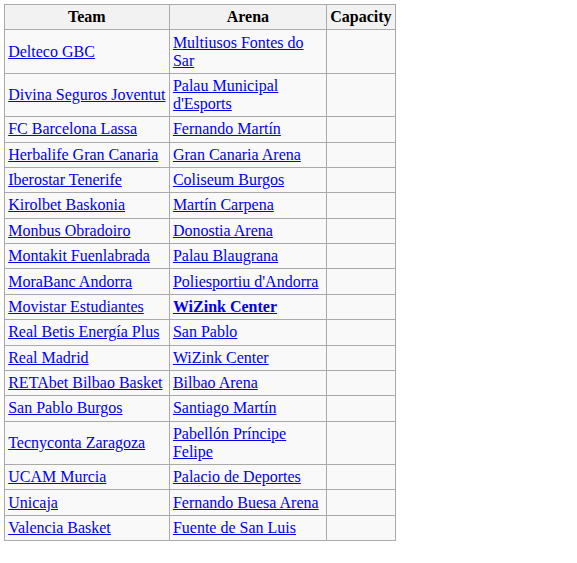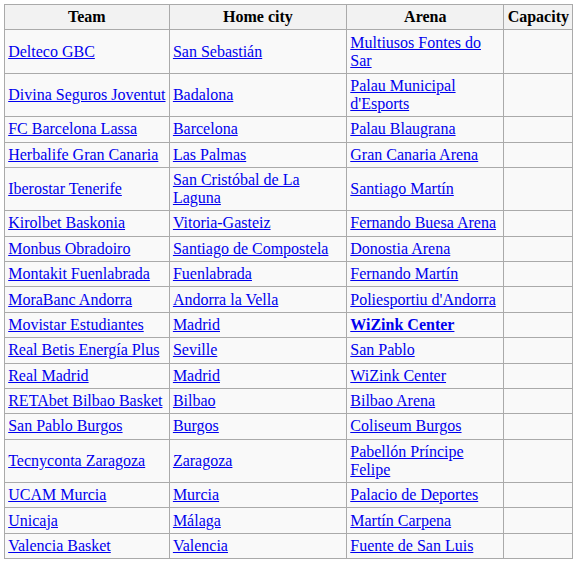+ column: (258, 17)
(227, 129) Fernando Martín -> (403, 129) Palau Blaugrana
(229, 180) Coliseum Burgos -> (402, 189) Santiago Martín
(223, 205) Martín Carpena -> (423, 223) Fernando Buesa Arena
(226, 256) Palau Blaugrana -> (404, 274) Fernando Martín
(225, 408) Santiago Martín -> (406, 426) Coliseum Burgos
(246, 502) Fernando Buesa Arena -> (401, 520) Martín Carpena
